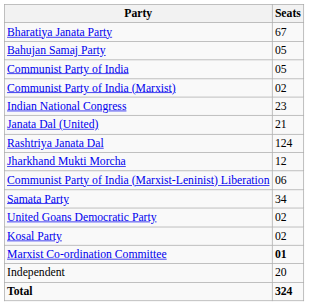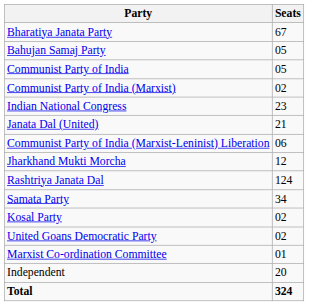rows swapped: (138, 180) <-> (55, 143)
rows swapped: (82, 217) <-> (34, 236)
(281, 254) bold -> (281, 254) normal
